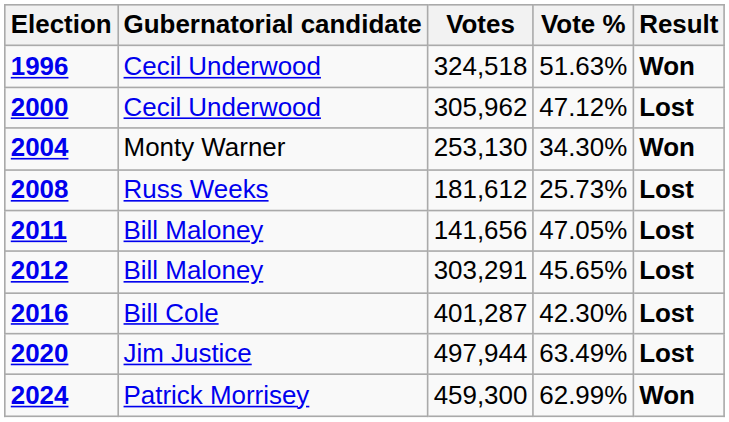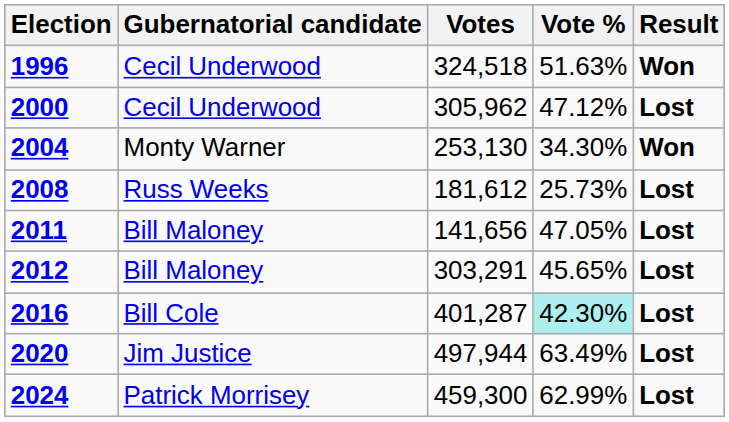(583, 312) no background -> (583, 312) paleturquoise background
(667, 395) Won -> (667, 395) Lost
